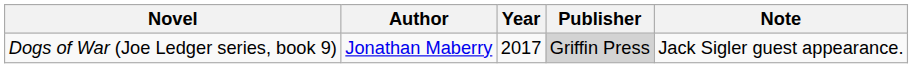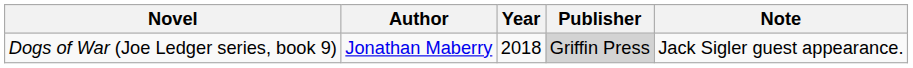(521, 47) 2017 -> (521, 47) 2018
